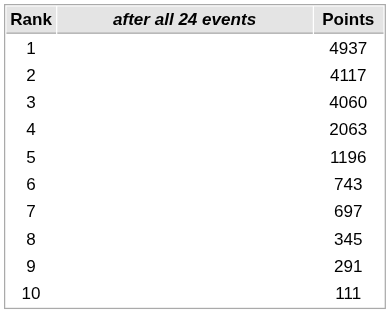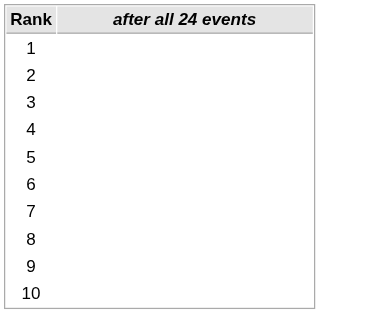- column: (348, 19)
